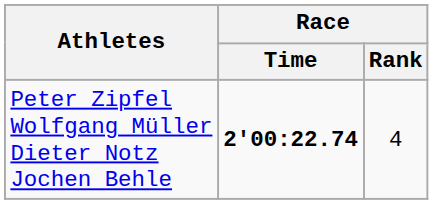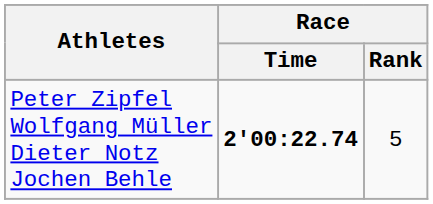(396, 139) 4 -> (396, 139) 5
